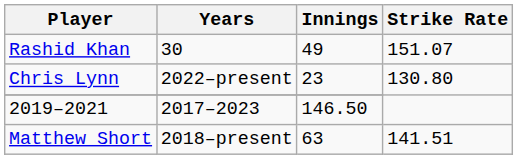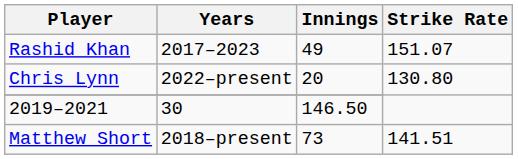(172, 50) 30 -> (210, 50) 2017–2023
(313, 79) 23 -> (313, 79) 20
(210, 109) 2017–2023 -> (172, 109) 30
(313, 139) 63 -> (313, 139) 73
